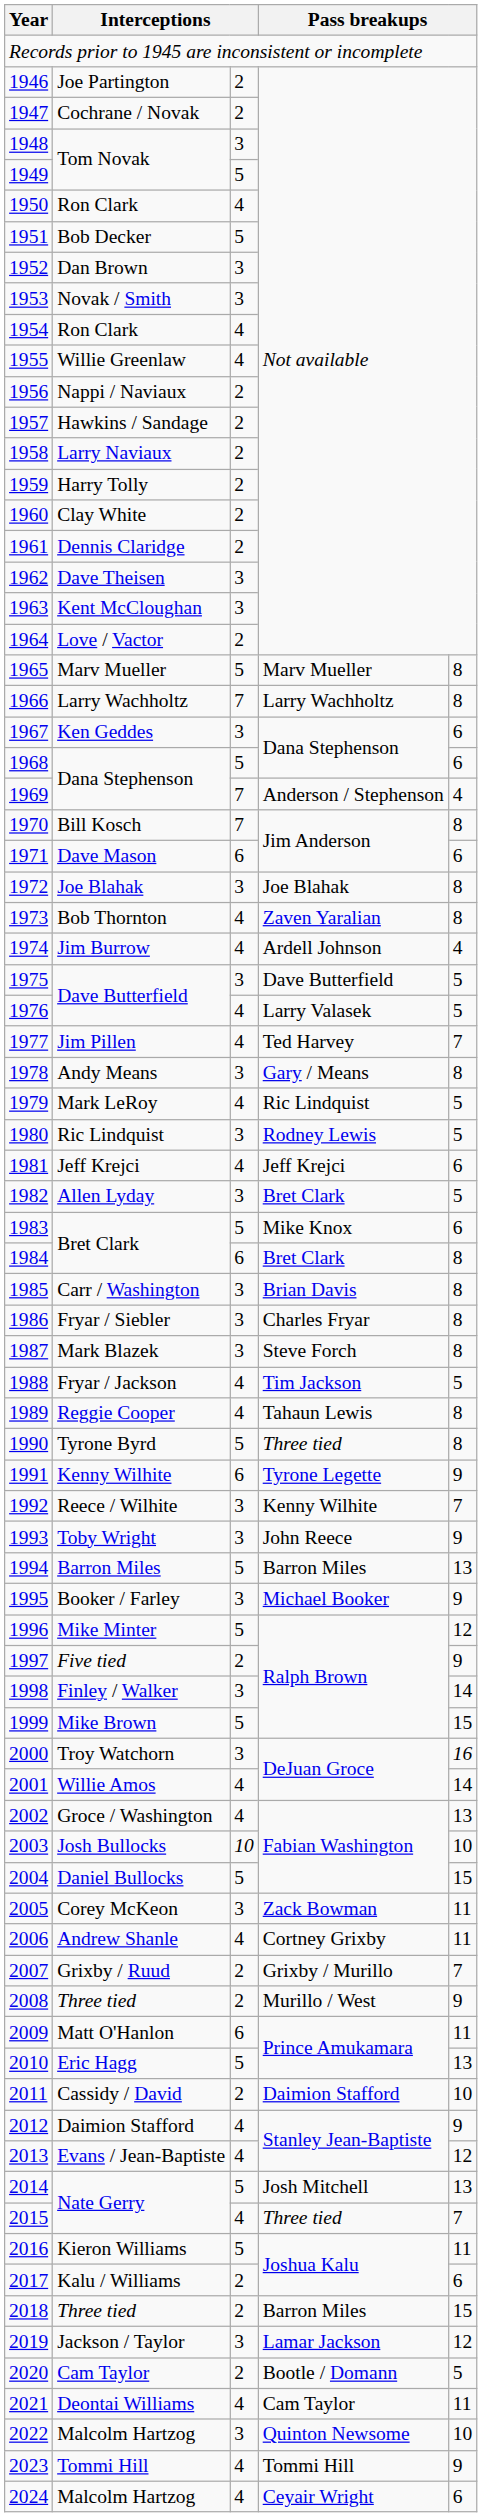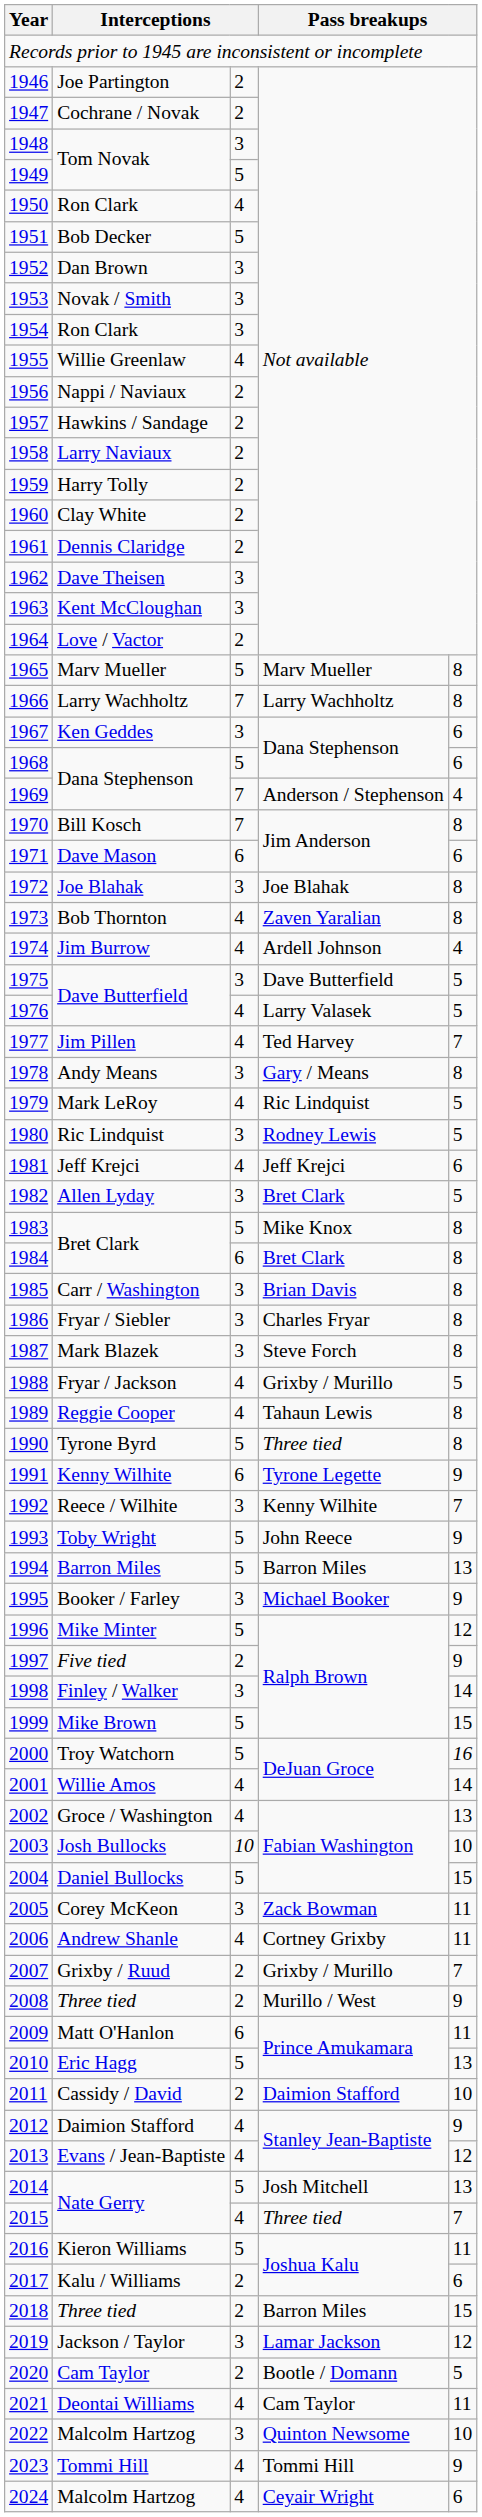(239, 329) 4 -> (239, 329) 3
(458, 1227) 6 -> (458, 1227) 8
(312, 1382) Tim Jackson -> (328, 1382) Grixby / Murillo
(239, 1536) 3 -> (239, 1536) 5
(239, 1753) 3 -> (239, 1753) 5
